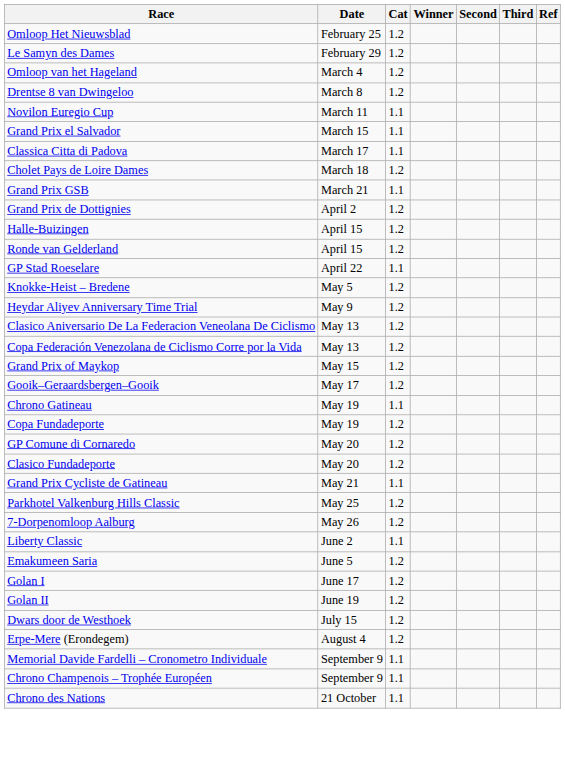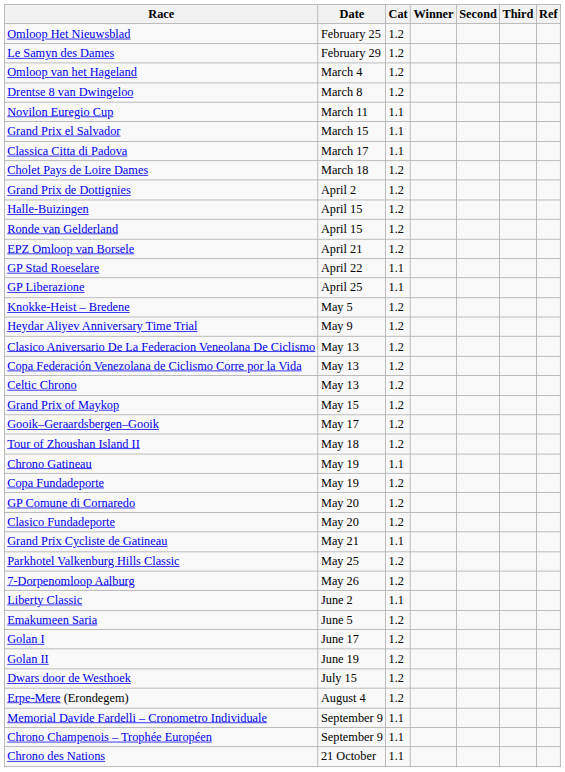- row: (48, 190)
+ row: (71, 248)
+ row: (46, 287)
+ row: (42, 385)
+ row: (74, 444)
